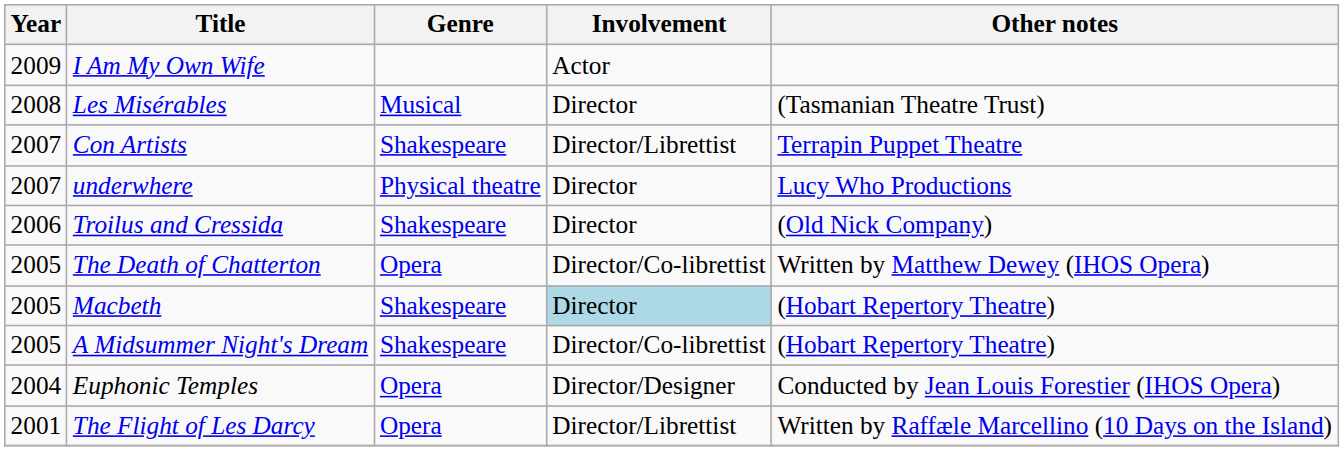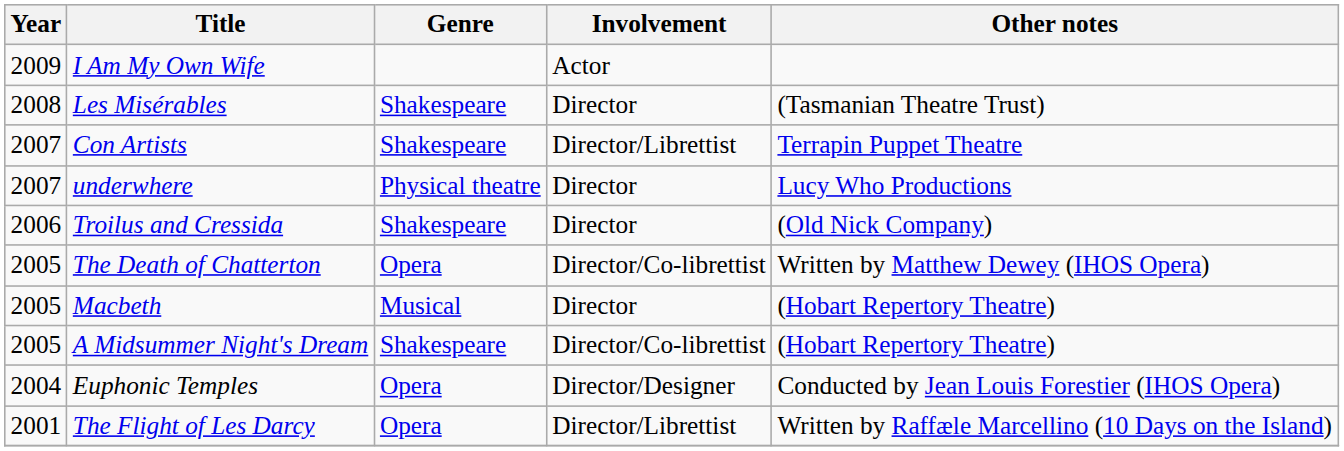(421, 104) Musical -> (443, 104) Shakespeare
(443, 305) Shakespeare -> (421, 305) Musical
(594, 305) lightblue background -> (594, 305) no background
